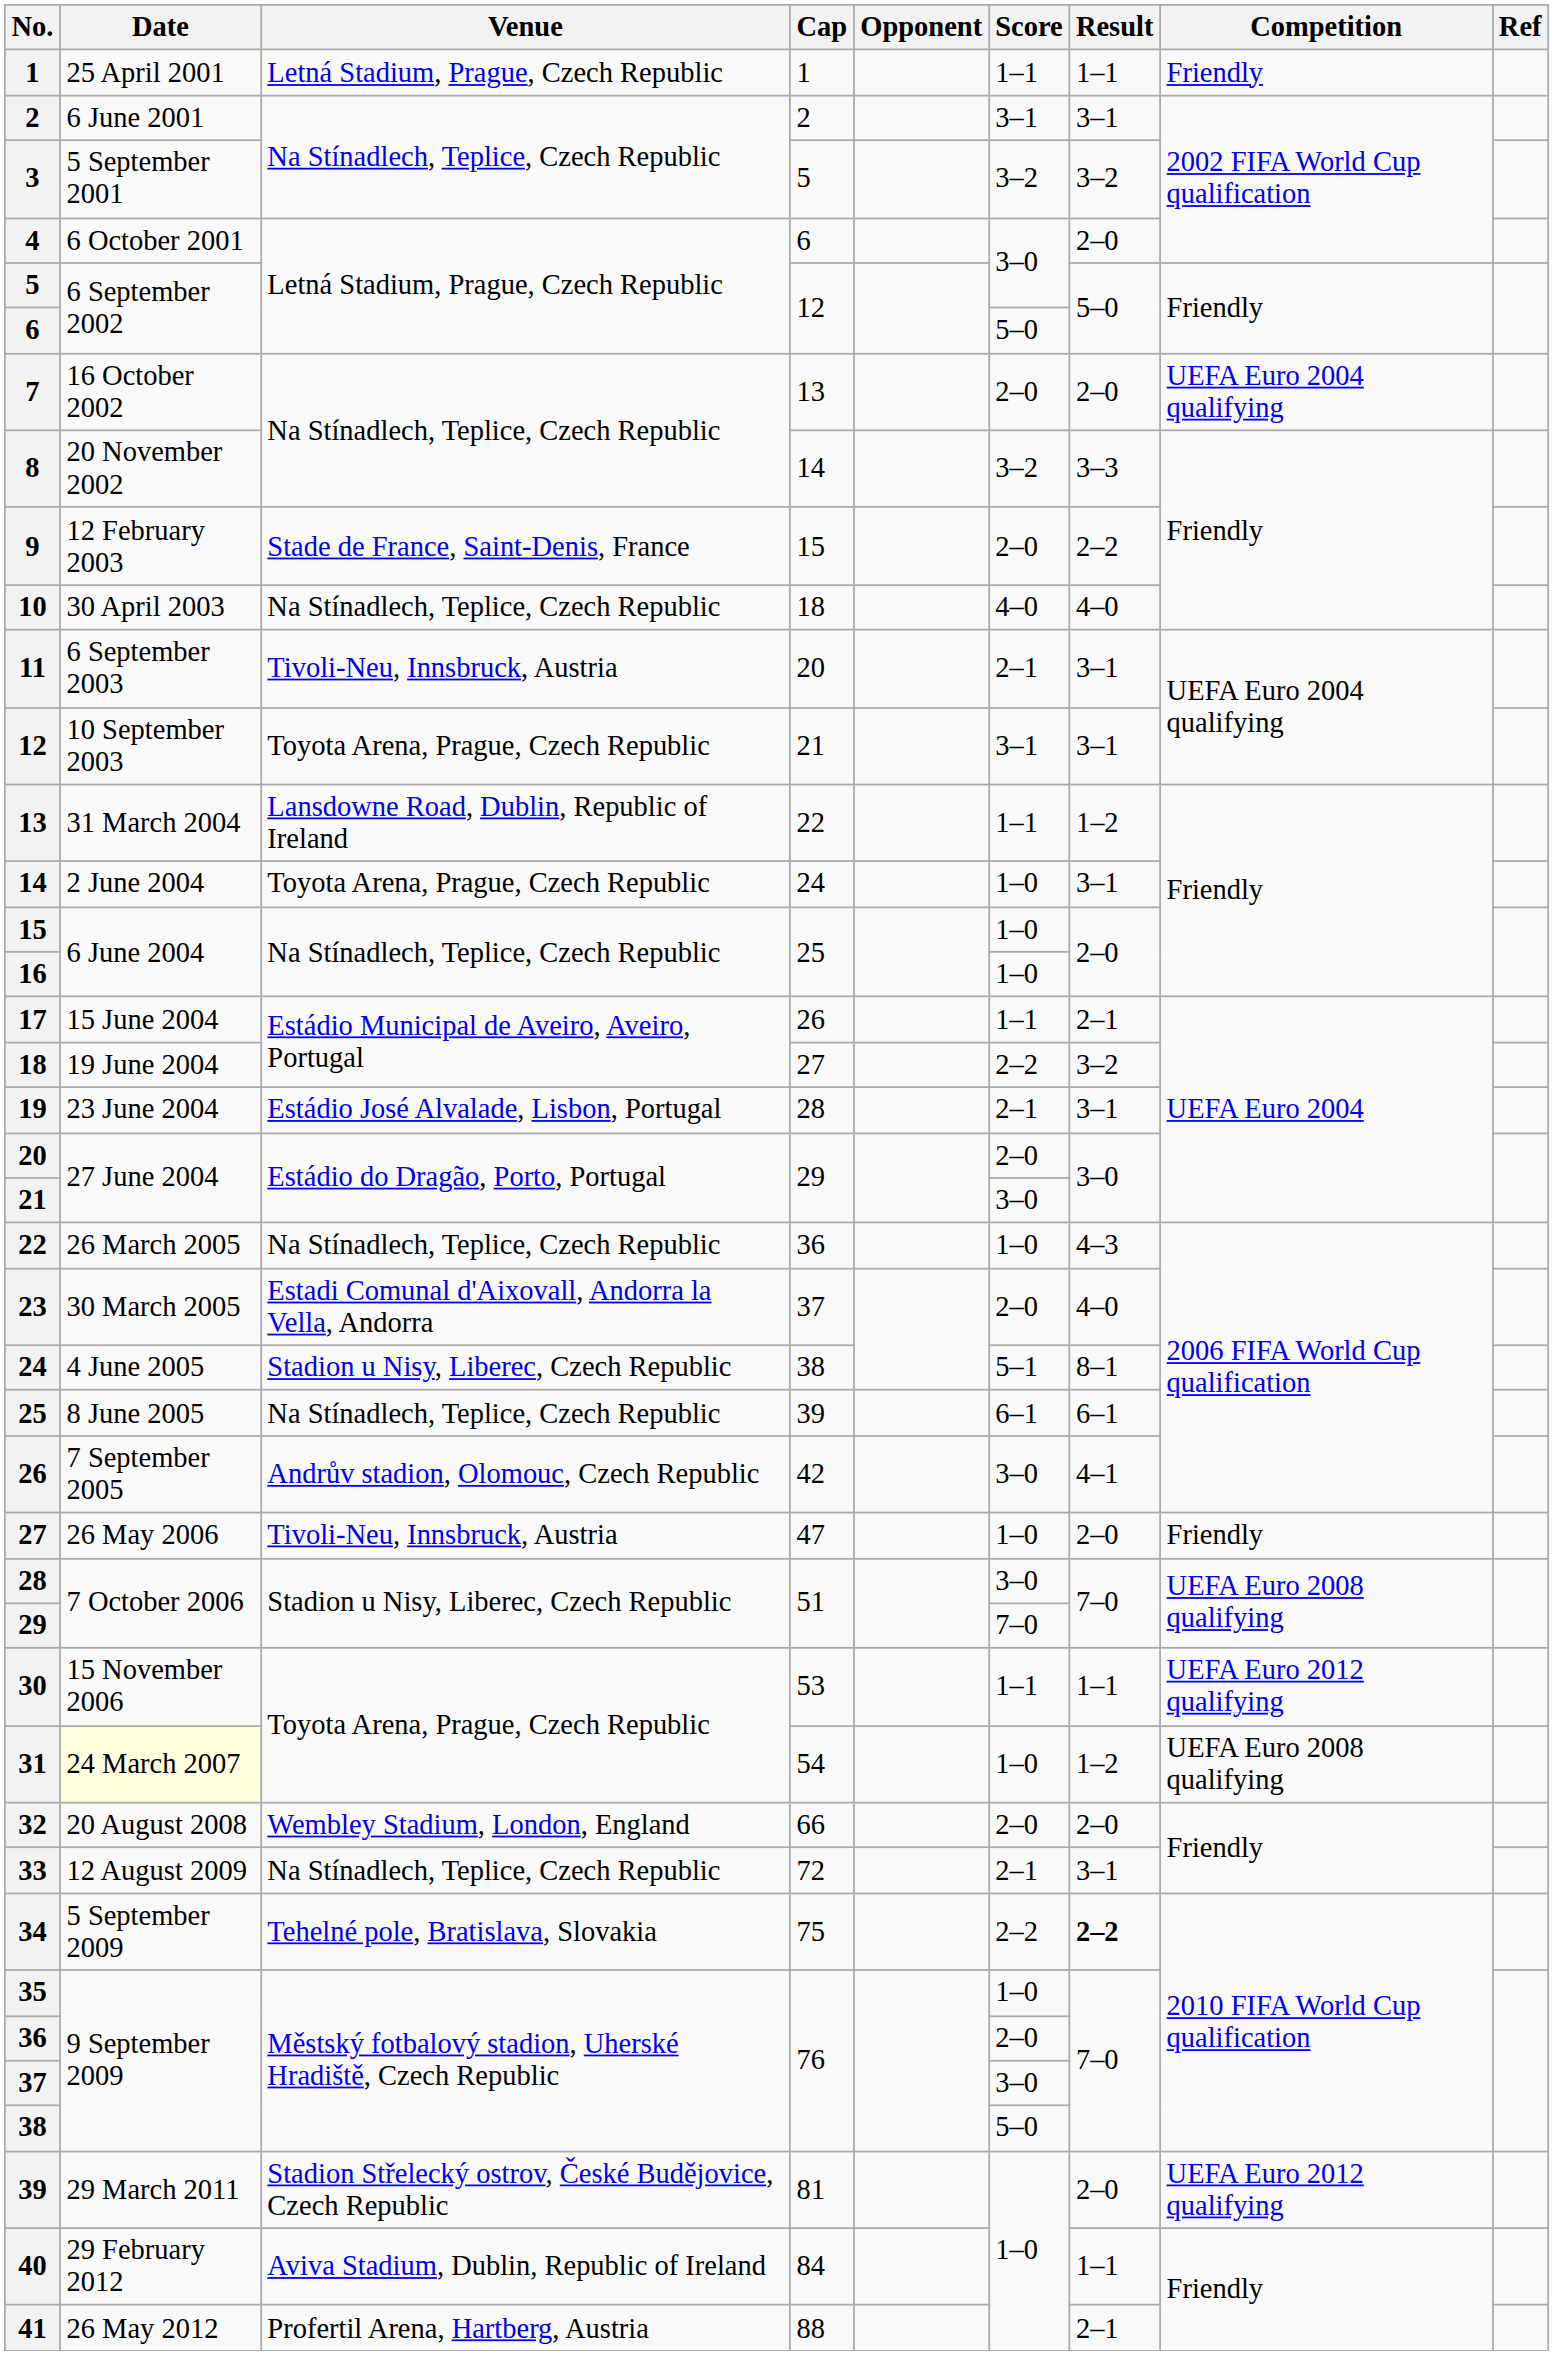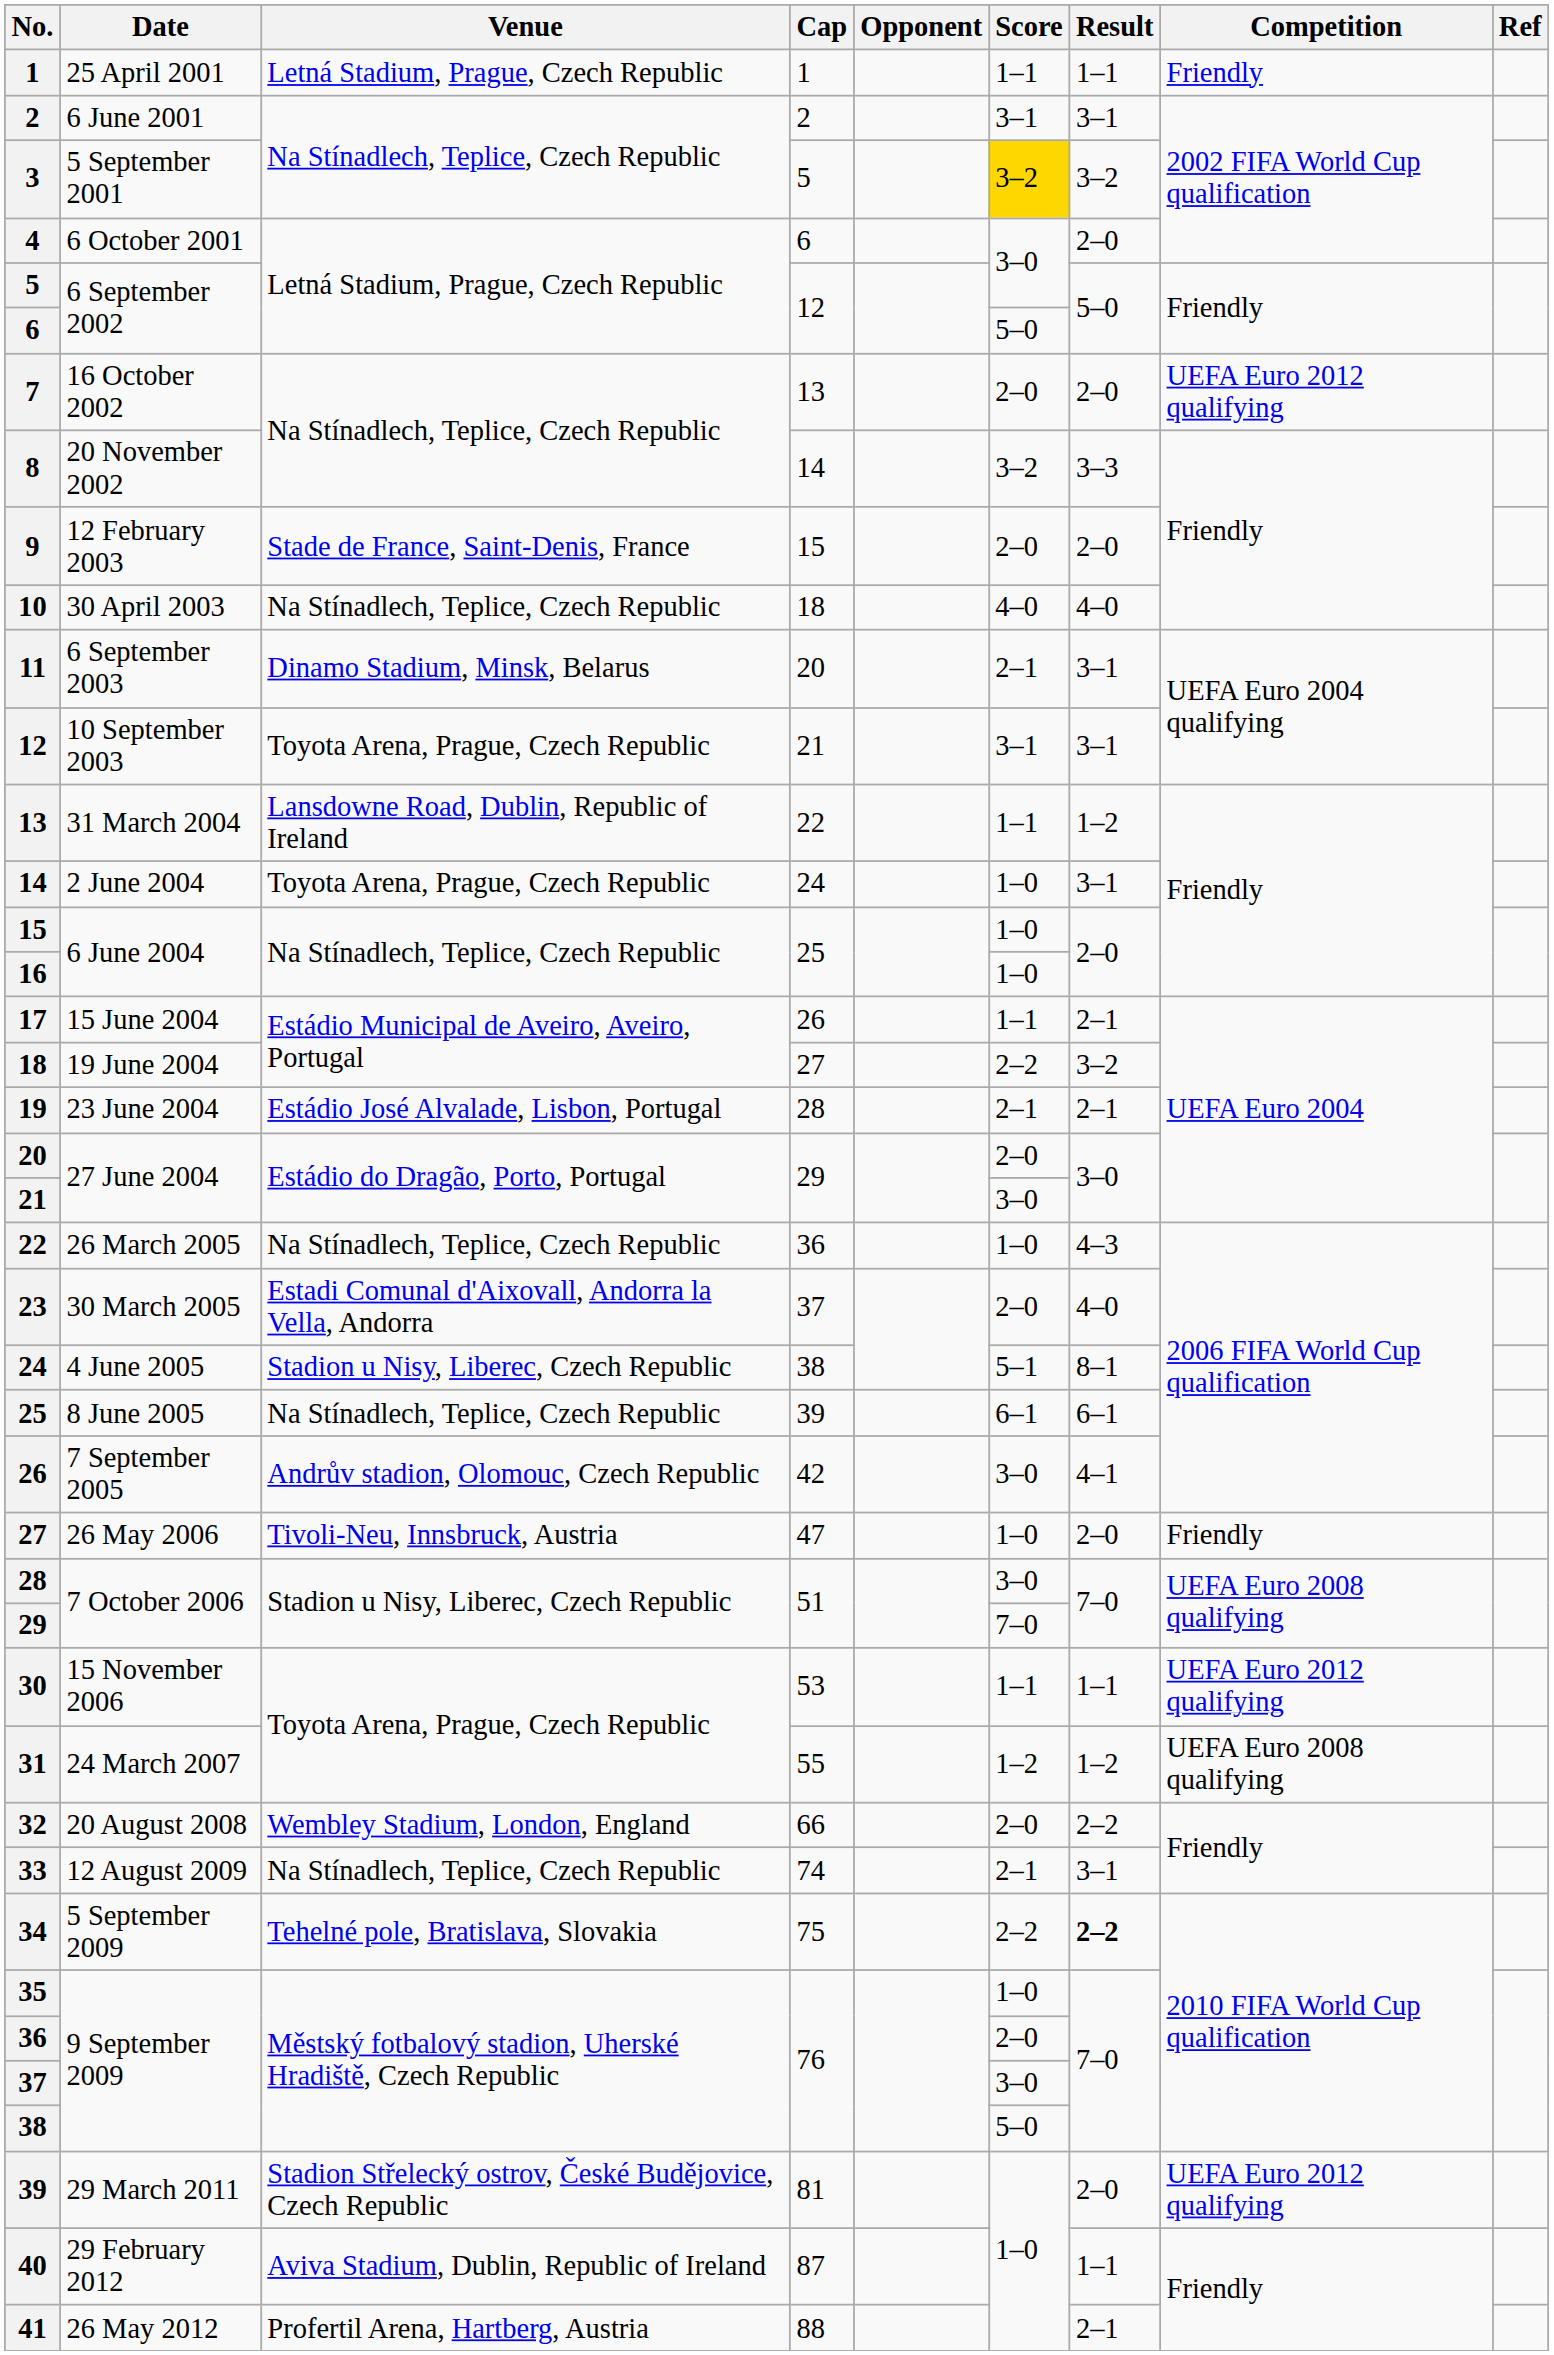(1017, 178) no background -> (1017, 178) gold background
(1265, 391) UEFA Euro 2004 qualifying -> (1265, 391) UEFA Euro 2012 qualifying
(1097, 545) 2–2 -> (1097, 545) 2–0
(442, 668) Tivoli-Neu, Innsbruck, Austria -> (458, 668) Dinamo Stadium, Minsk, Belarus
(1097, 1109) 3–1 -> (1097, 1109) 2–1
(154, 1763) lightyellow background -> (154, 1763) no background
(811, 1763) 54 -> (811, 1763) 55
(1017, 1763) 1–0 -> (1017, 1763) 1–2
(1097, 1824) 2–0 -> (1097, 1824) 2–2
(811, 1870) 72 -> (811, 1870) 74
(811, 2266) 84 -> (811, 2266) 87
